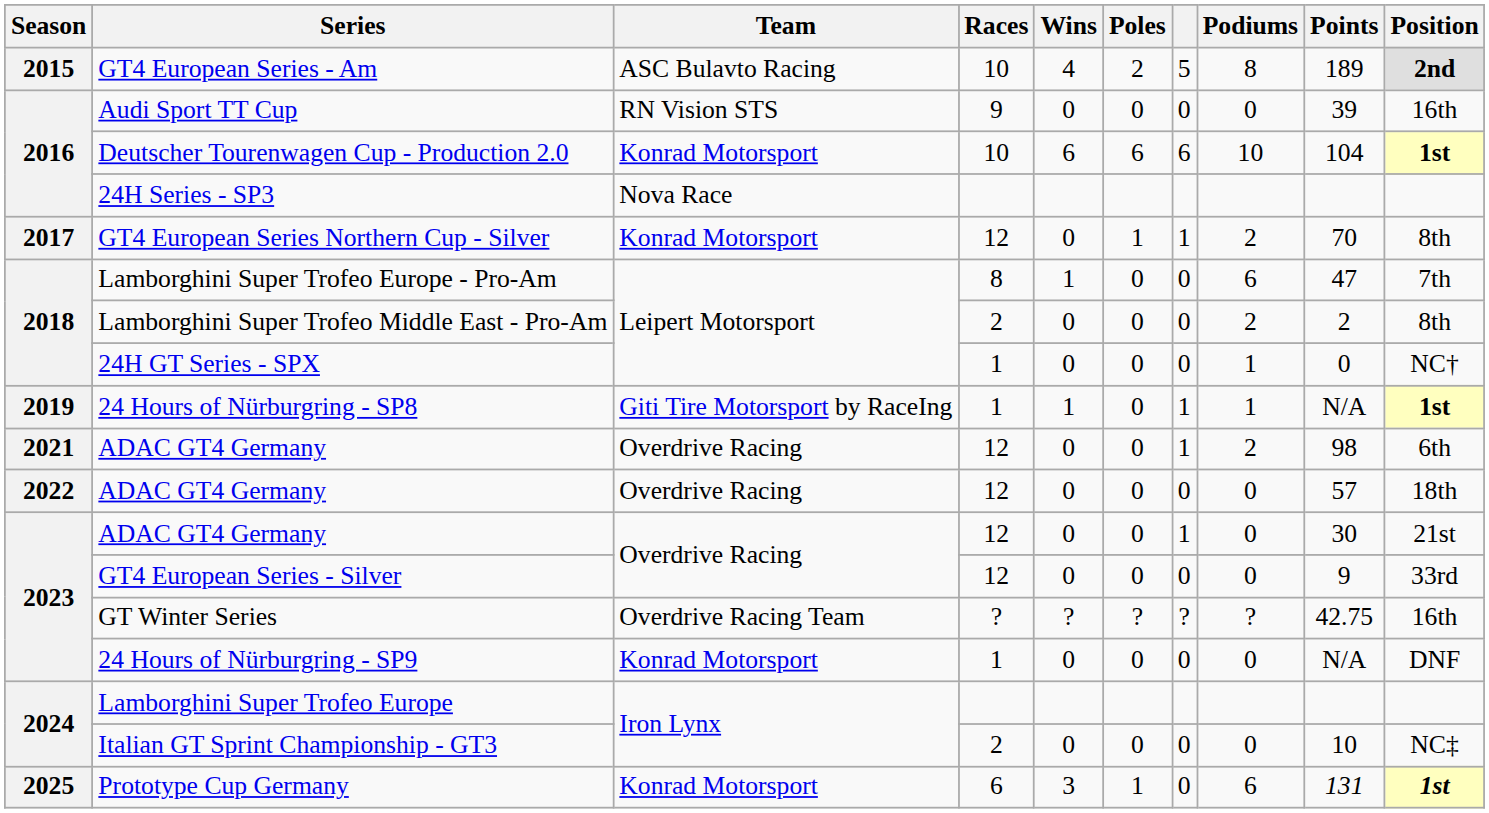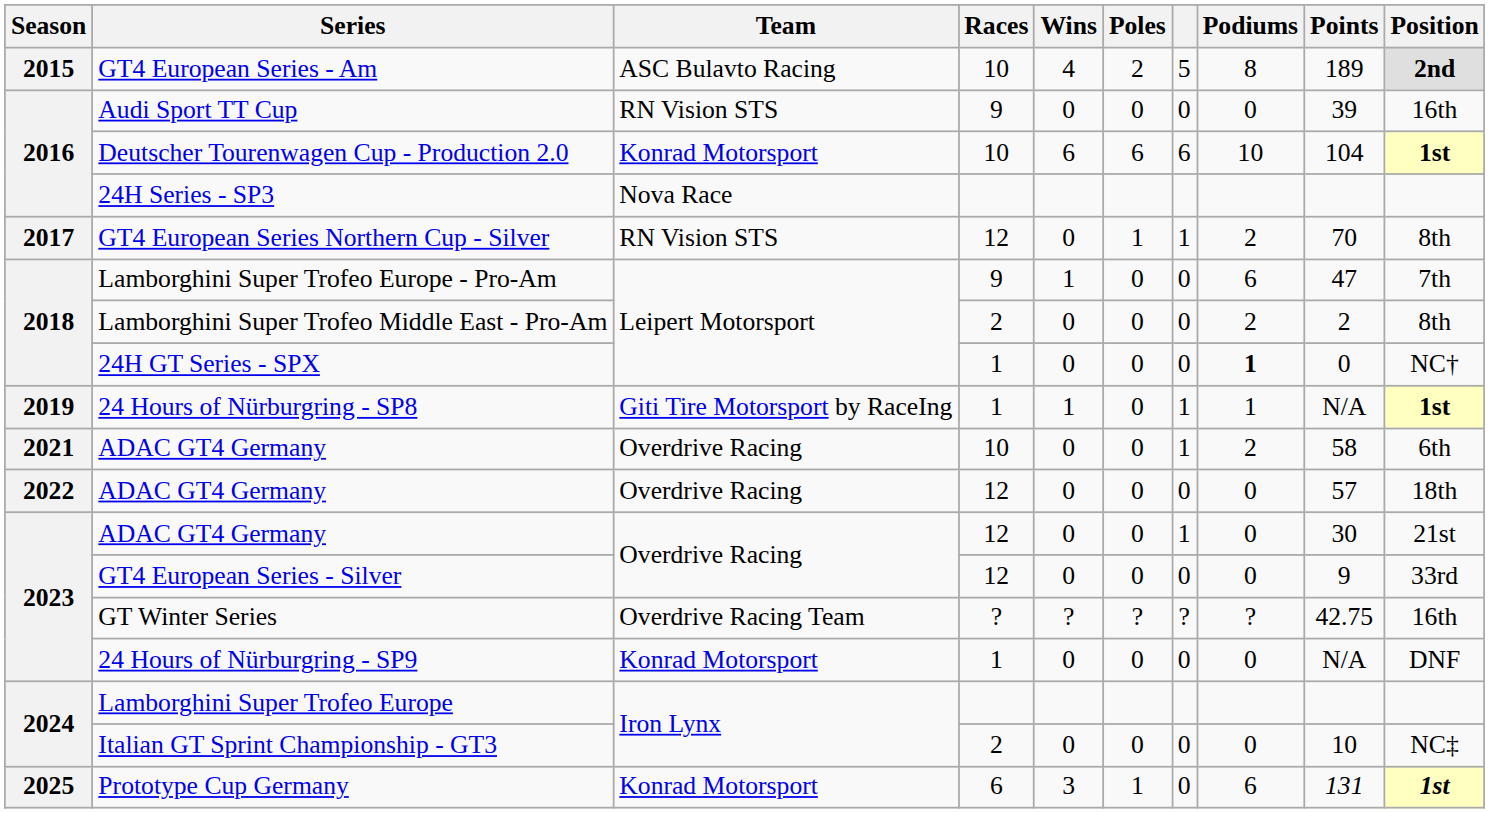(719, 237) Konrad Motorsport -> (699, 237) RN Vision STS
(996, 279) 8 -> (996, 279) 9
(1250, 364) normal -> (1250, 364) bold
(996, 448) 12 -> (996, 448) 10
(1344, 448) 98 -> (1344, 448) 58
